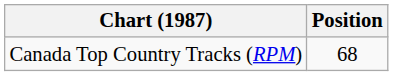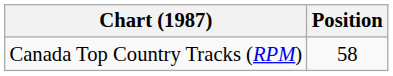(347, 53) 68 -> (347, 53) 58
